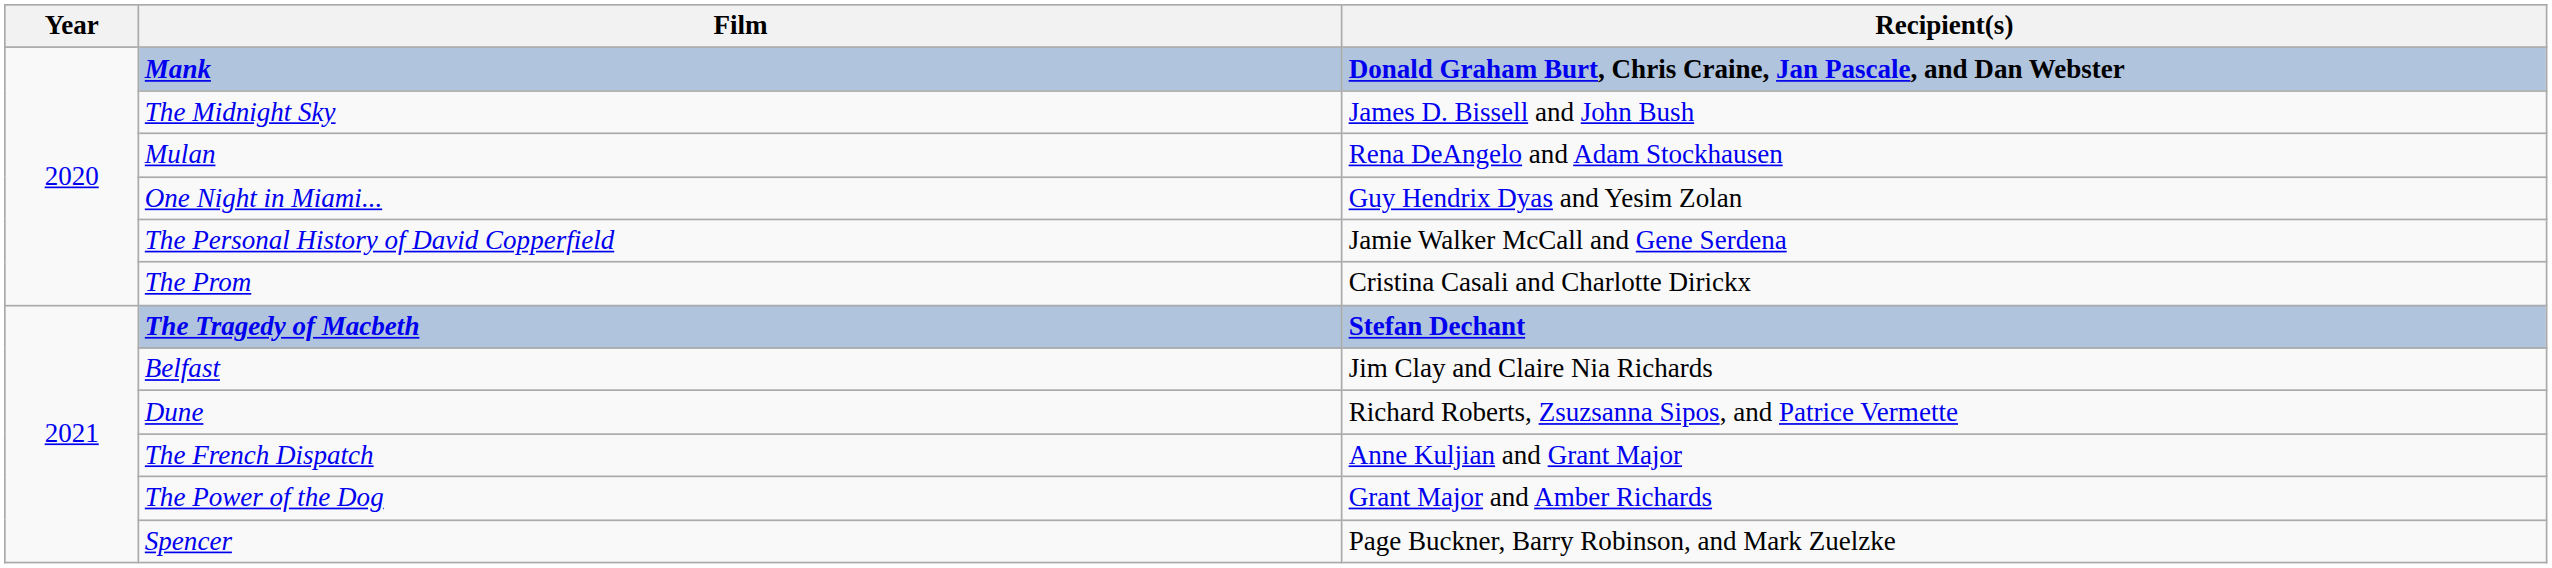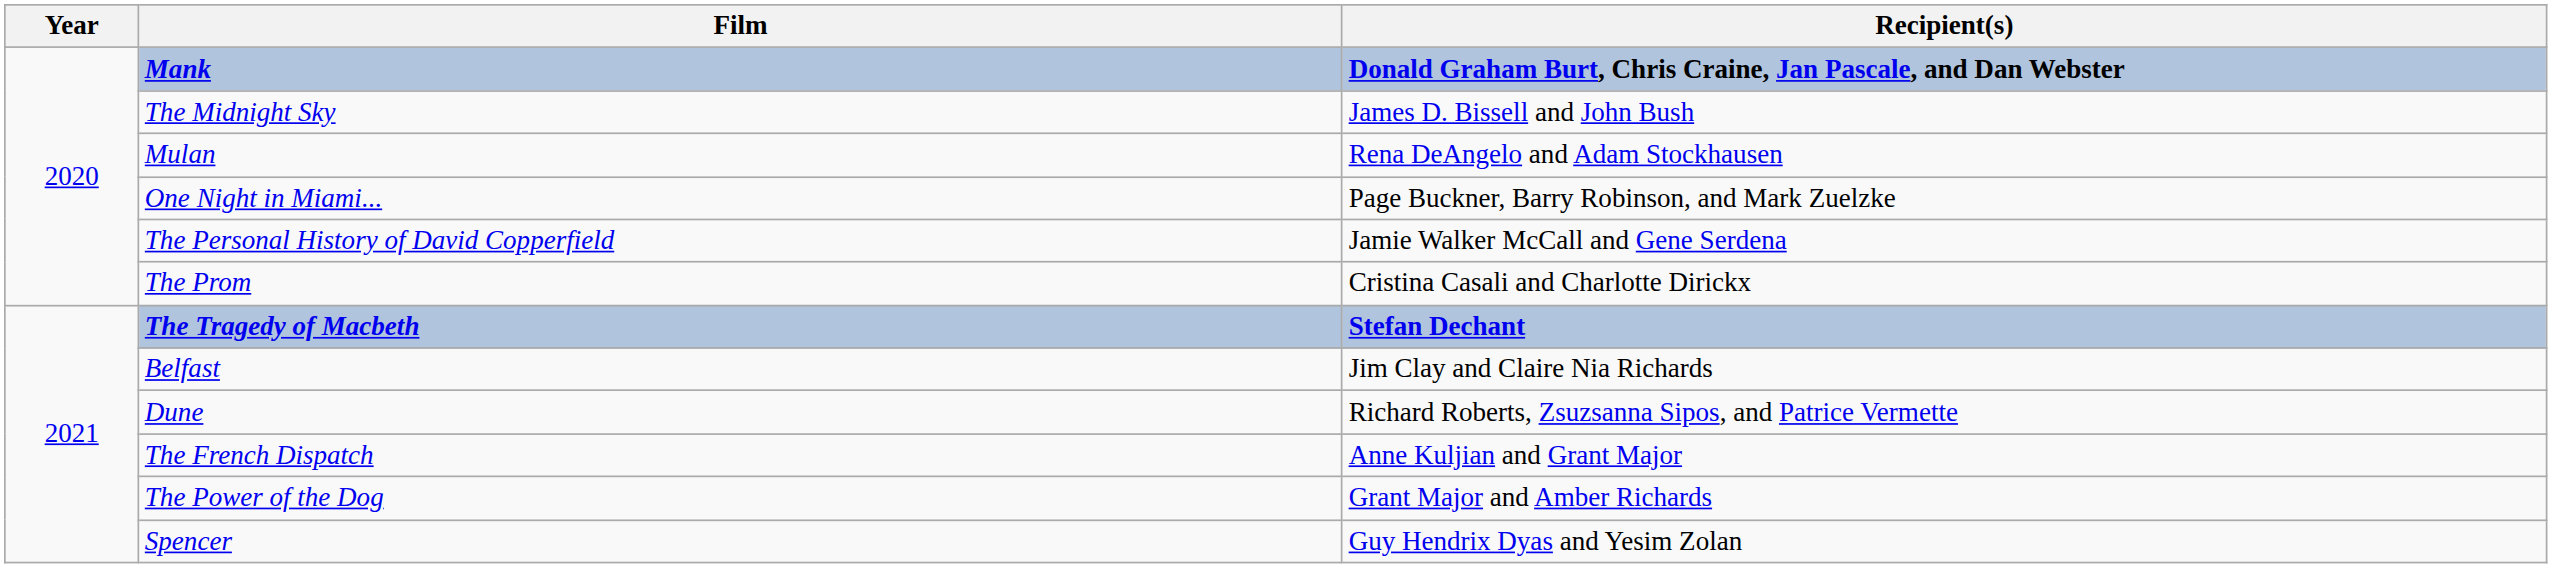(1545, 197) Guy Hendrix Dyas and Yesim Zolan -> (1622, 197) Page Buckner, Barry Robinson, and Mark Zuelzke
(1622, 540) Page Buckner, Barry Robinson, and Mark Zuelzke -> (1545, 540) Guy Hendrix Dyas and Yesim Zolan
